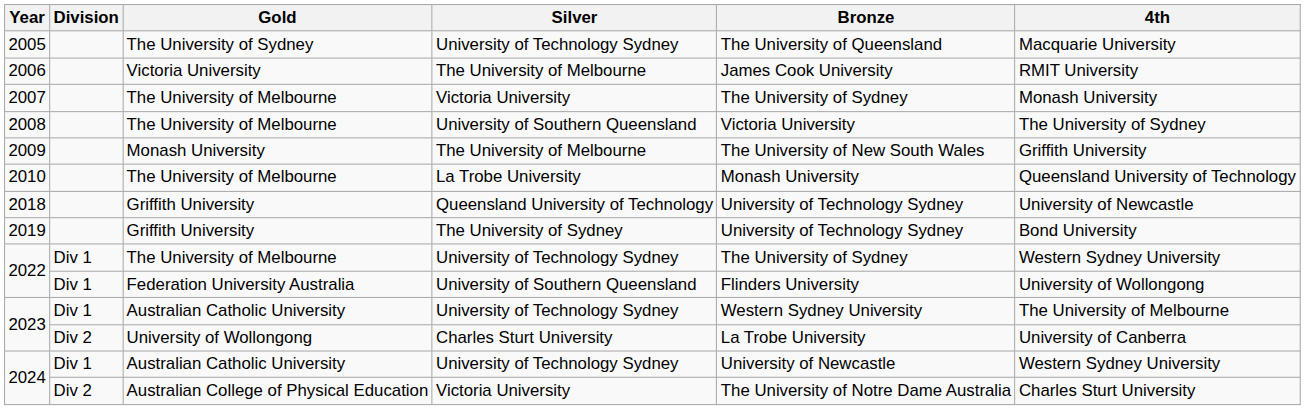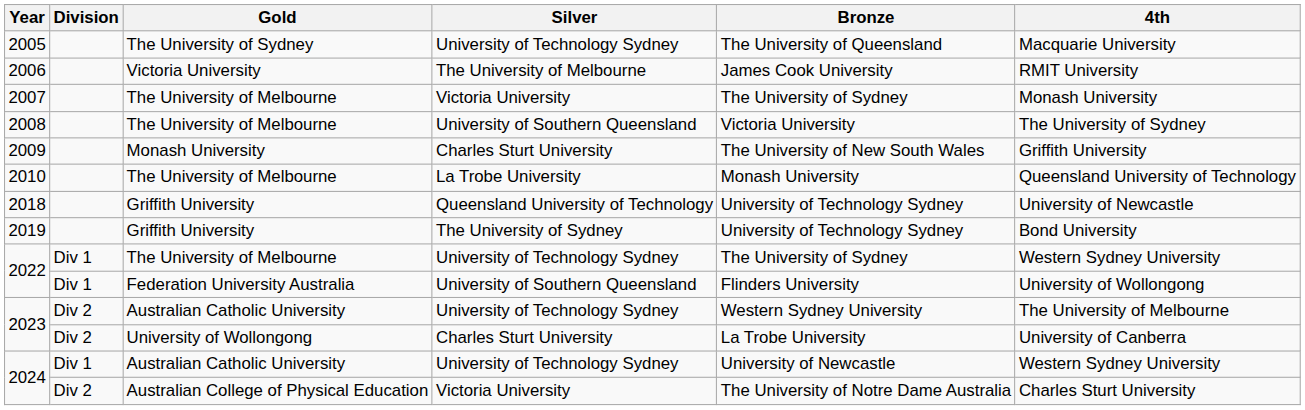(541, 151) The University of Melbourne -> (524, 151) Charles Sturt University
(73, 310) Div 1 -> (73, 310) Div 2
